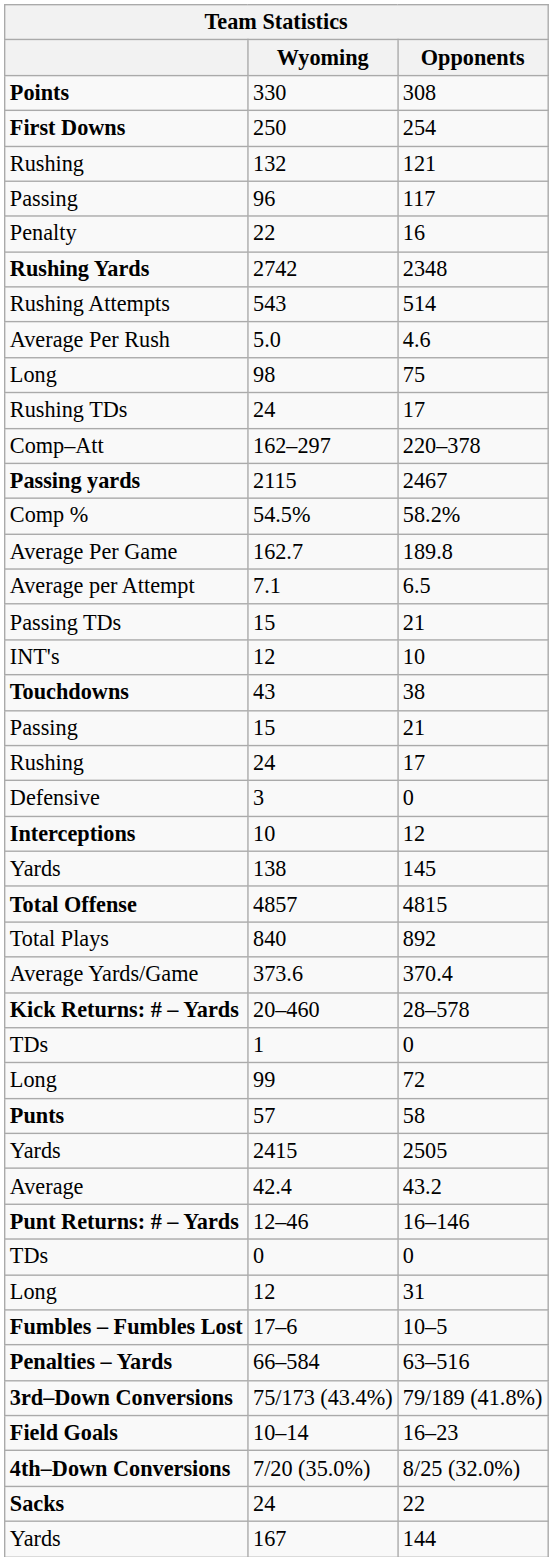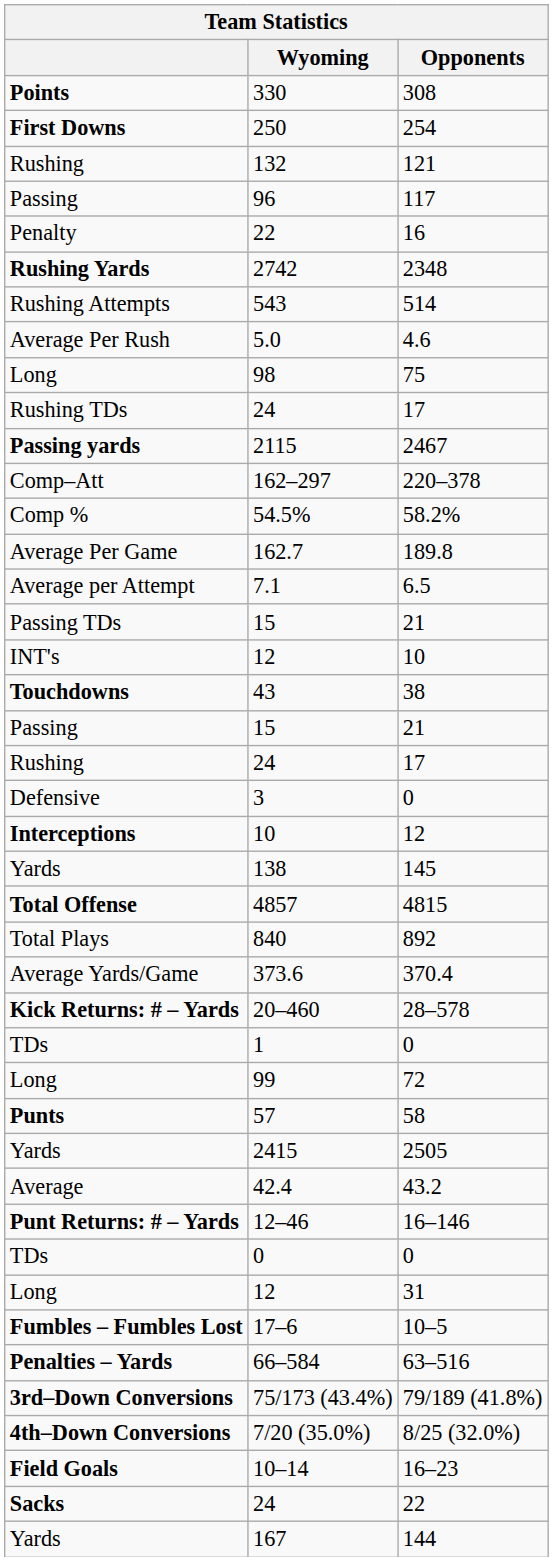rows swapped: (75, 480) <-> (57, 445)
rows swapped: (120, 1468) <-> (64, 1432)
